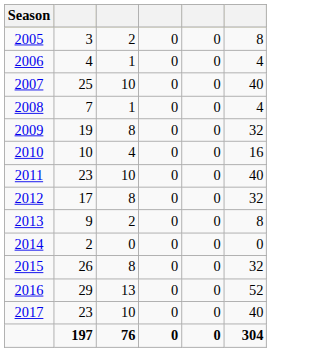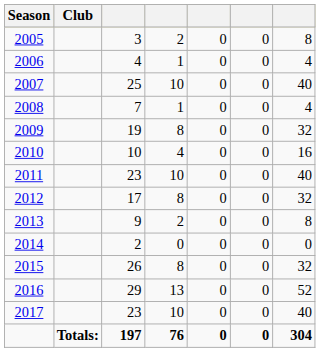+ column: (78, 15)
